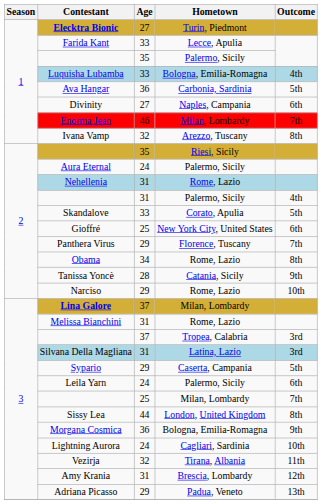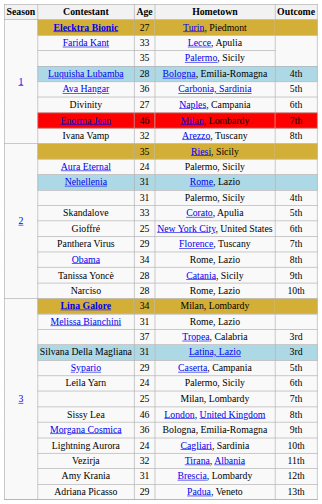(145, 74) 33 -> (145, 74) 28
(145, 290) 29 -> (145, 290) 28
(145, 306) 37 -> (145, 306) 34
(145, 414) 44 -> (145, 414) 46
